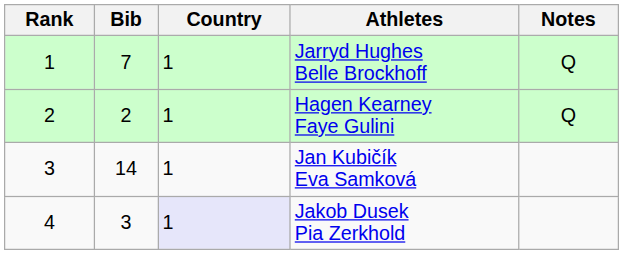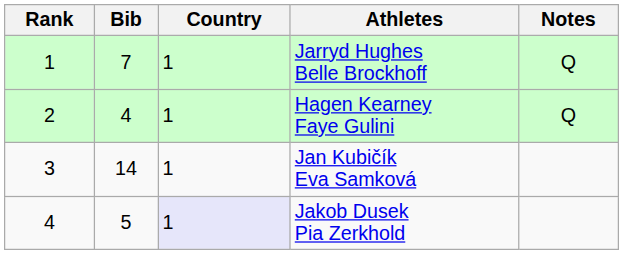(126, 115) 2 -> (126, 115) 4
(126, 222) 3 -> (126, 222) 5
